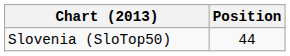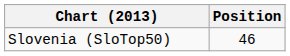(247, 40) 44 -> (247, 40) 46
